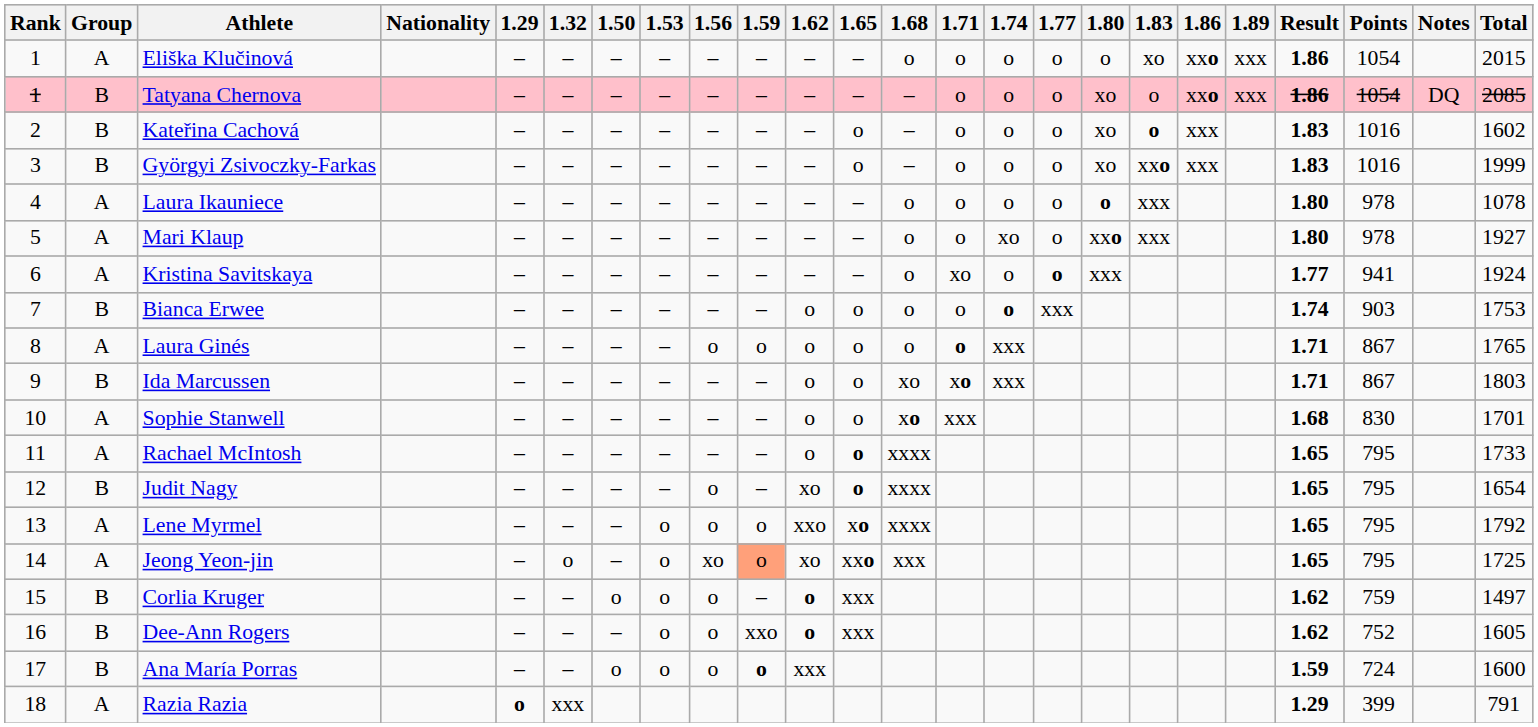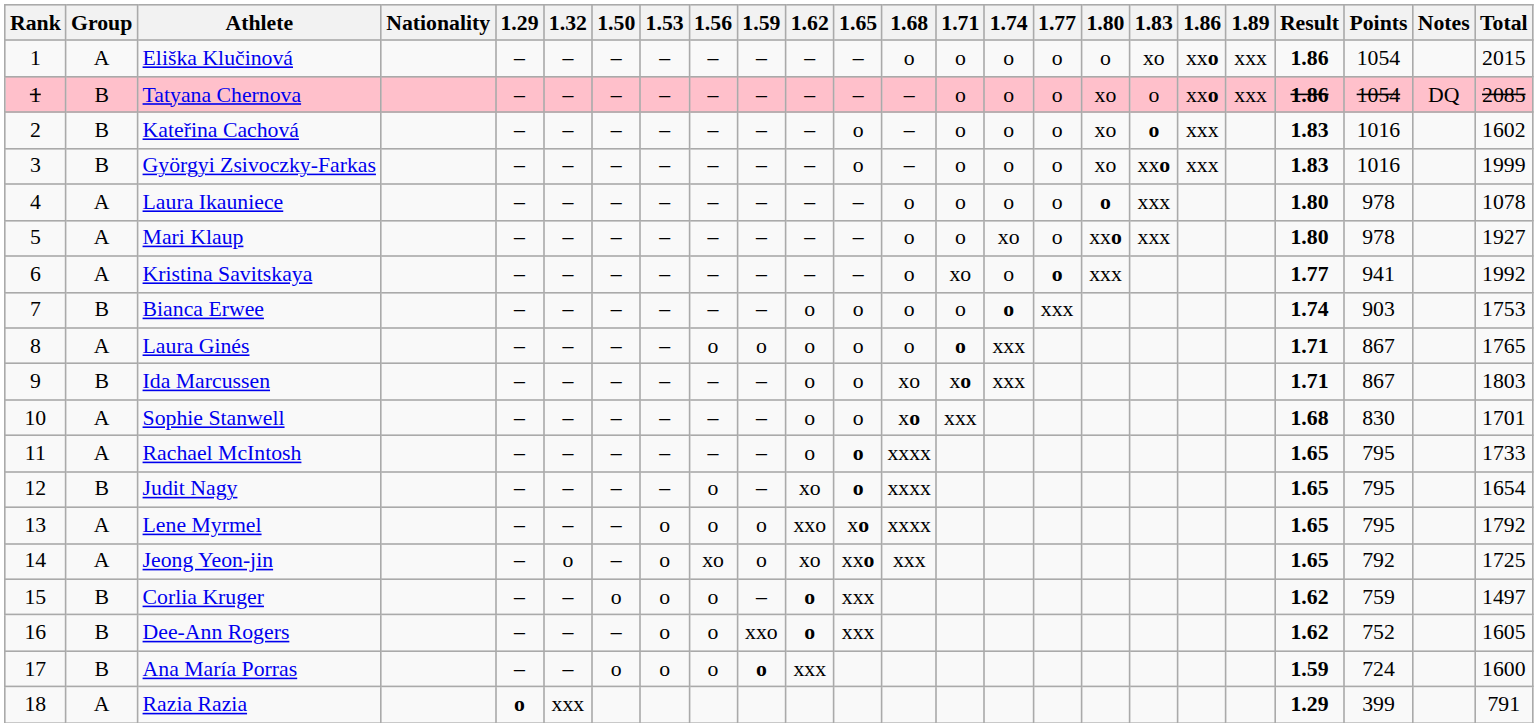(1504, 273) 1924 -> (1504, 273) 1992
(761, 560) lightsalmon background -> (761, 560) no background
(1378, 560) 795 -> (1378, 560) 792
